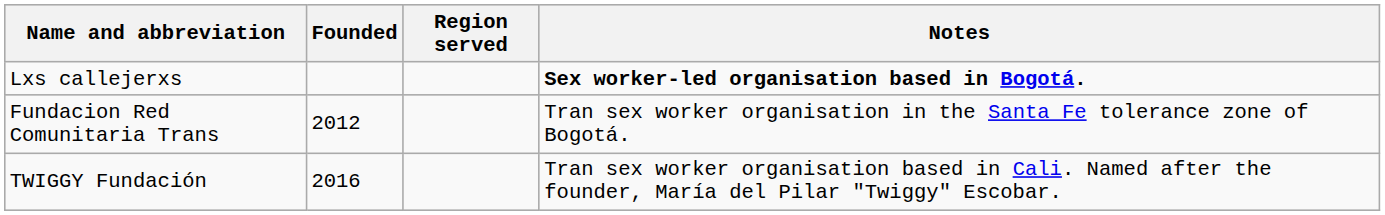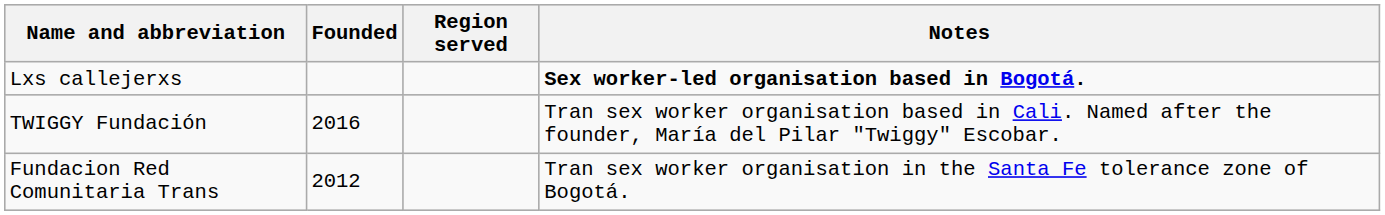rows swapped: (114, 124) <-> (108, 181)
